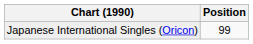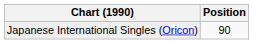(224, 30) 99 -> (224, 30) 90
